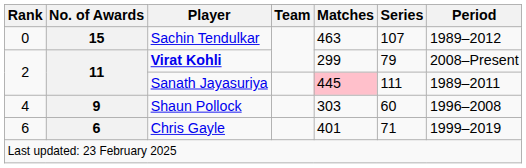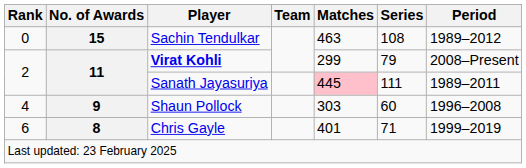(392, 38) 107 -> (392, 38) 108
(97, 128) 6 -> (97, 128) 8
